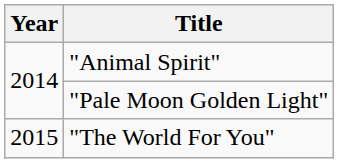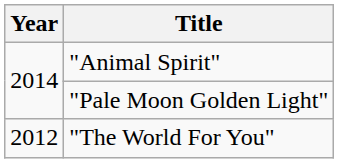(34, 137) 2015 -> (34, 137) 2012
